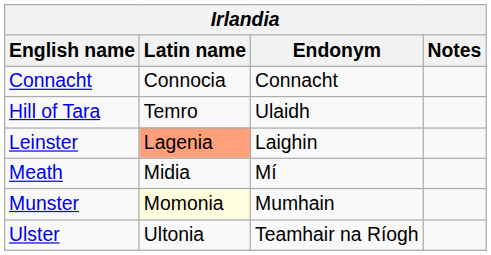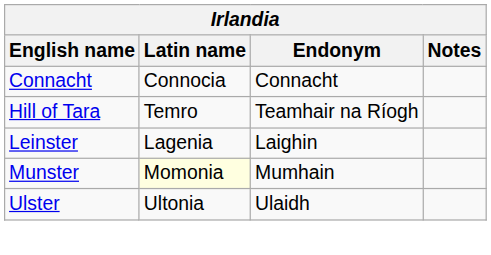(282, 111) Ulaidh -> (337, 111) Teamhair na Ríogh
(178, 142) lightsalmon background -> (178, 142) no background
- row: (36, 173)
(337, 234) Teamhair na Ríogh -> (282, 204) Ulaidh
